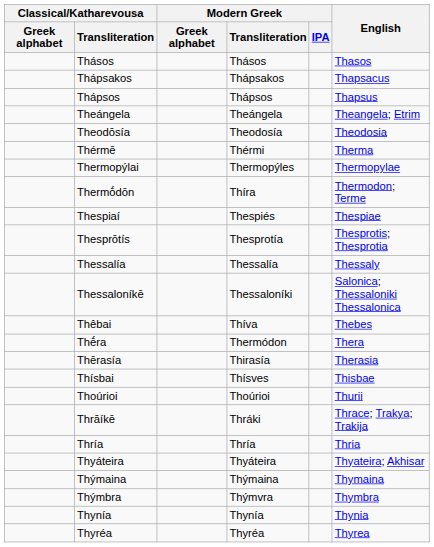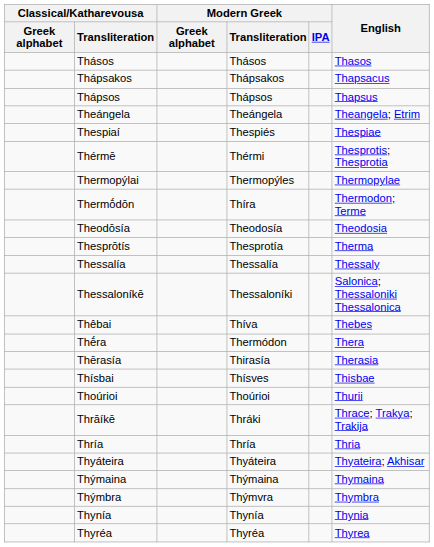rows swapped: (103, 132) <-> (98, 216)
(354, 150) Therma -> (362, 156) Thesprotis; Thesprotia
(362, 240) Thesprotis; Thesprotia -> (354, 246) Therma
